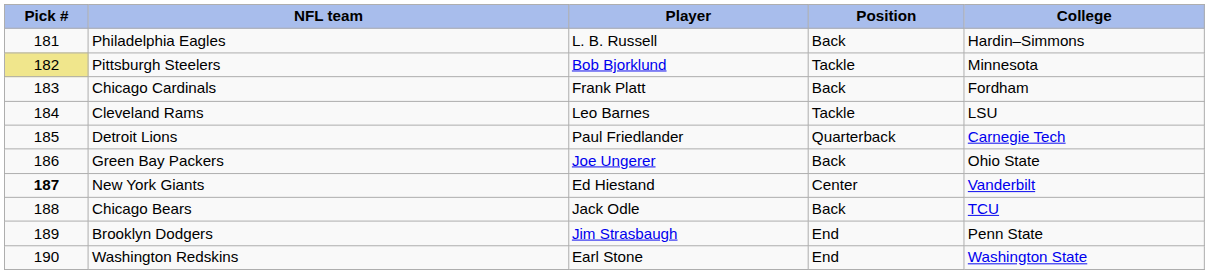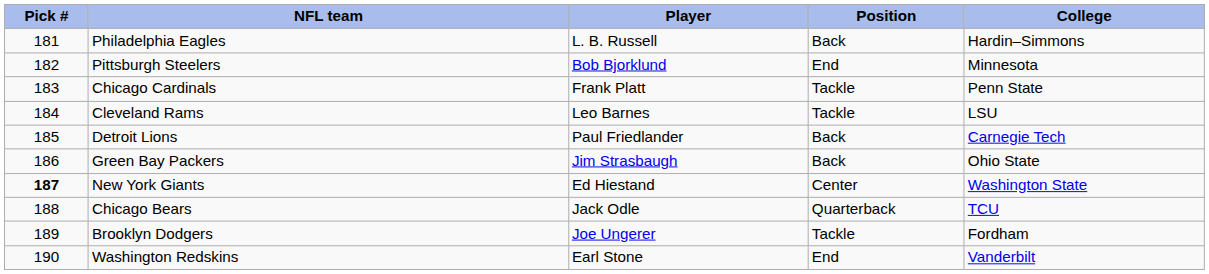(46, 64) khaki background -> (46, 64) no background
(833, 64) Tackle -> (825, 64) End
(829, 88) Back -> (833, 88) Tackle
(998, 88) Fordham -> (1005, 88) Penn State
(854, 137) Quarterback -> (829, 137) Back
(614, 161) Joe Ungerer -> (625, 161) Jim Strasbaugh
(1001, 185) Vanderbilt -> (1028, 185) Washington State
(829, 209) Back -> (854, 209) Quarterback
(625, 233) Jim Strasbaugh -> (614, 233) Joe Ungerer
(825, 233) End -> (833, 233) Tackle
(1005, 233) Penn State -> (998, 233) Fordham
(1028, 257) Washington State -> (1001, 257) Vanderbilt
